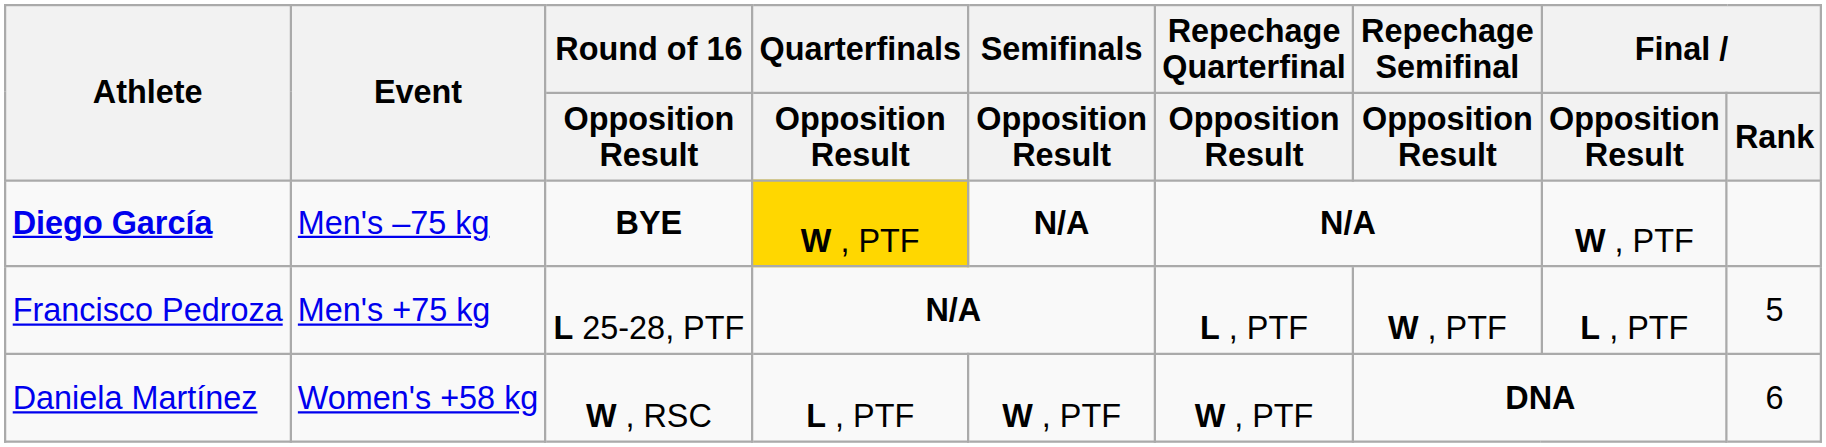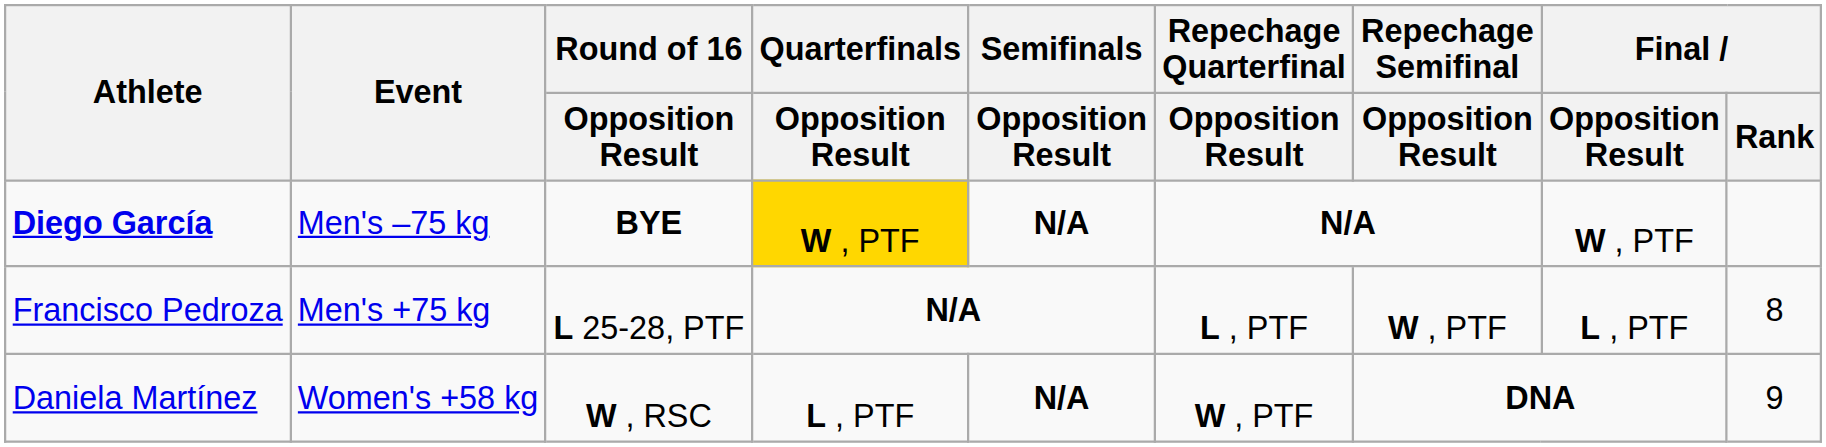(1775, 311) 5 -> (1775, 311) 8
(1062, 416) W , PTF -> (1062, 398) N/A
(1775, 398) 6 -> (1775, 398) 9
